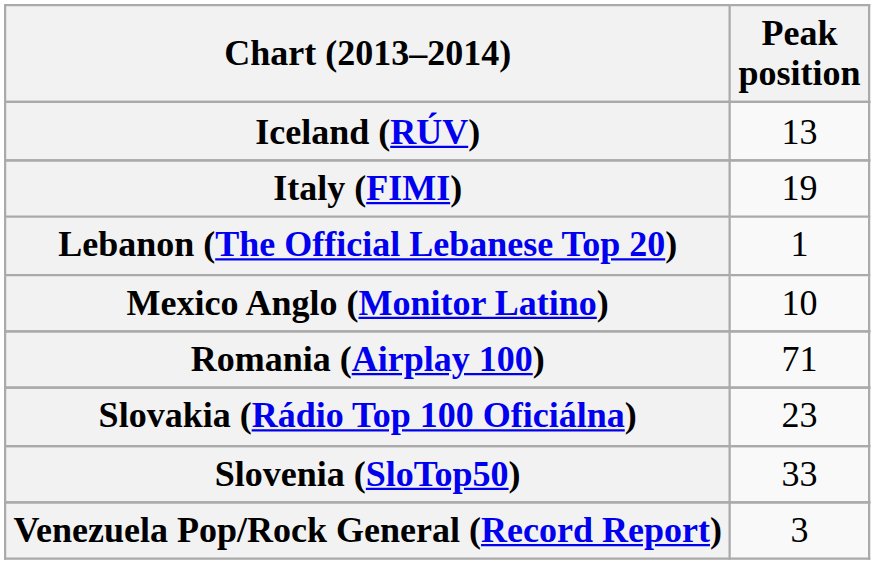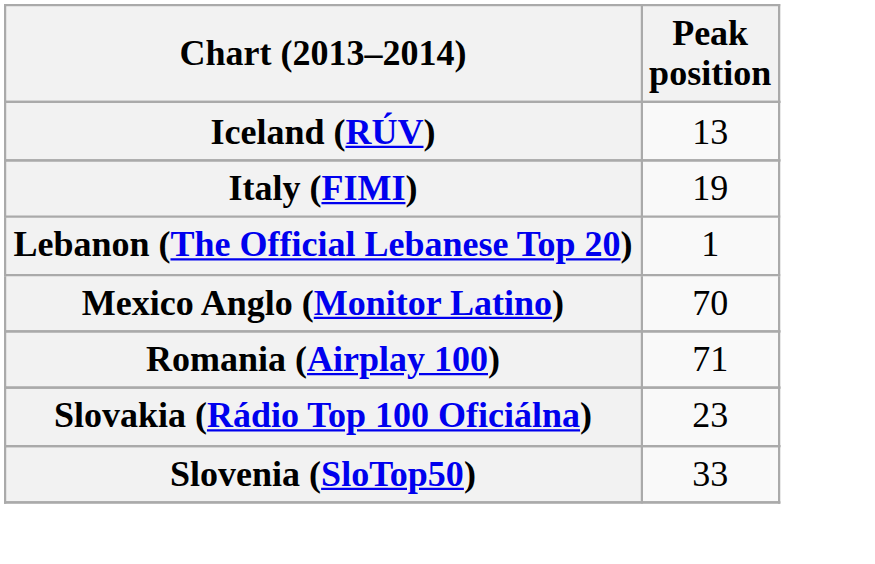(800, 301) 10 -> (710, 301) 70
- row: (368, 530)
